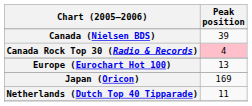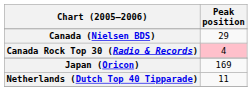(224, 36) 39 -> (224, 36) 29
- row: (102, 65)
